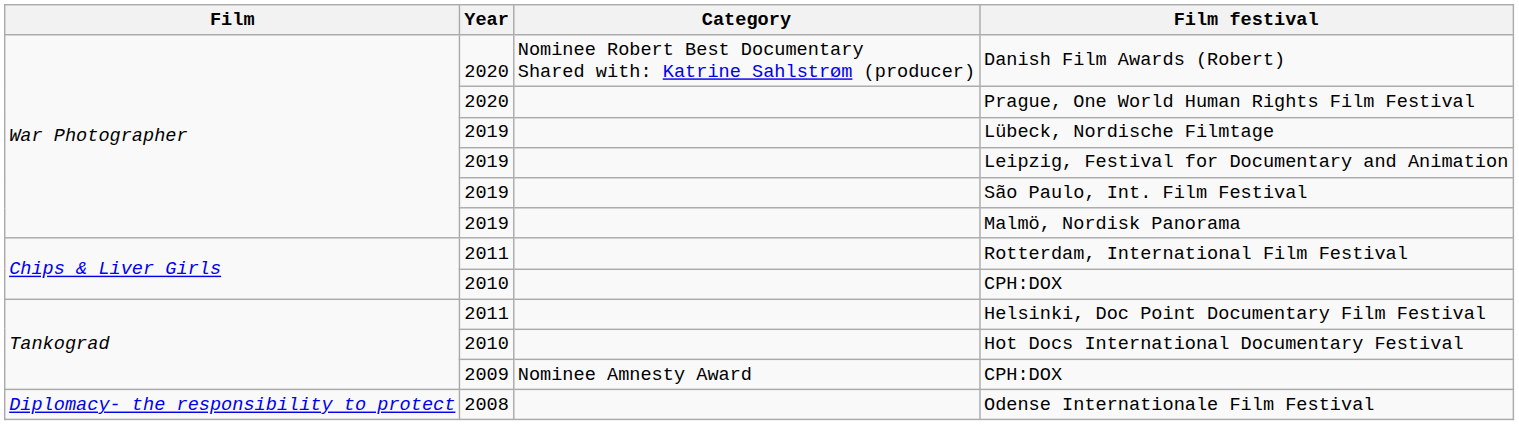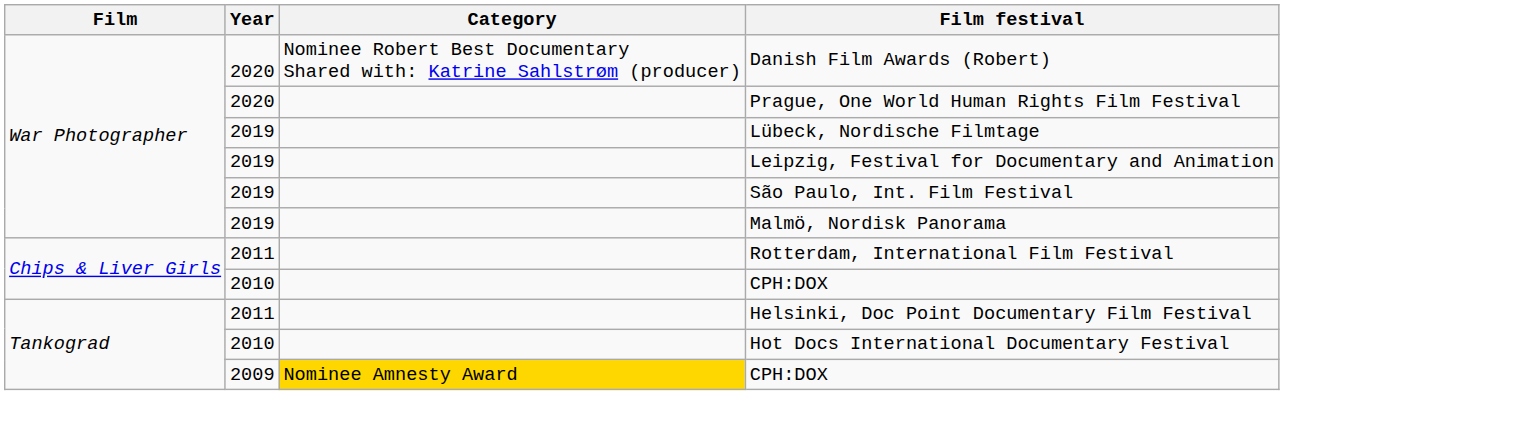(635, 375) no background -> (401, 375) gold background
- row: (487, 405)
